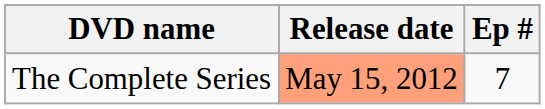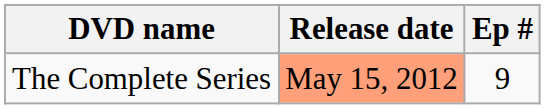(502, 77) 7 -> (502, 77) 9
